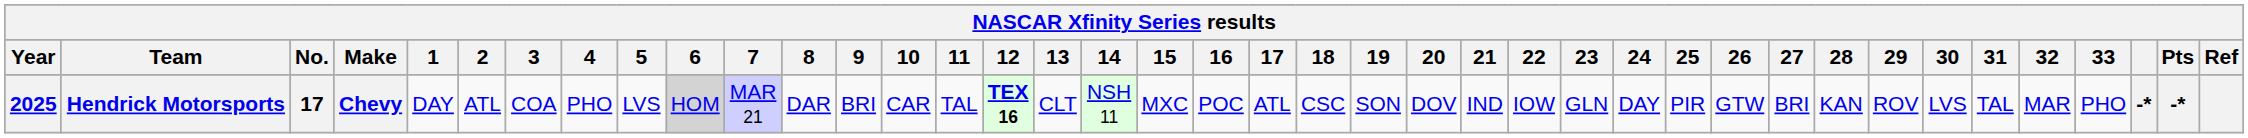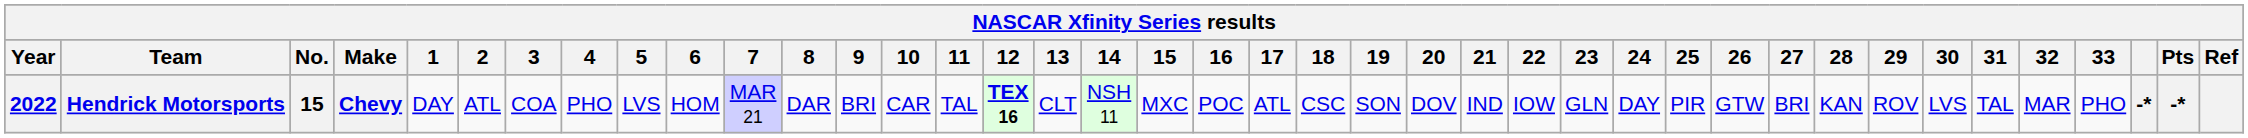(33, 104) 2025 -> (33, 104) 2022
(312, 104) 17 -> (312, 104) 15
(695, 104) lightgrey background -> (695, 104) no background
